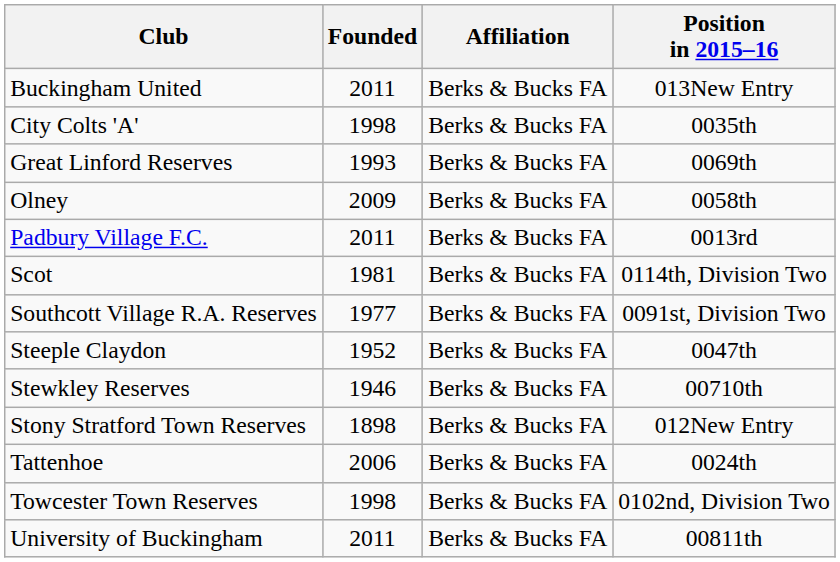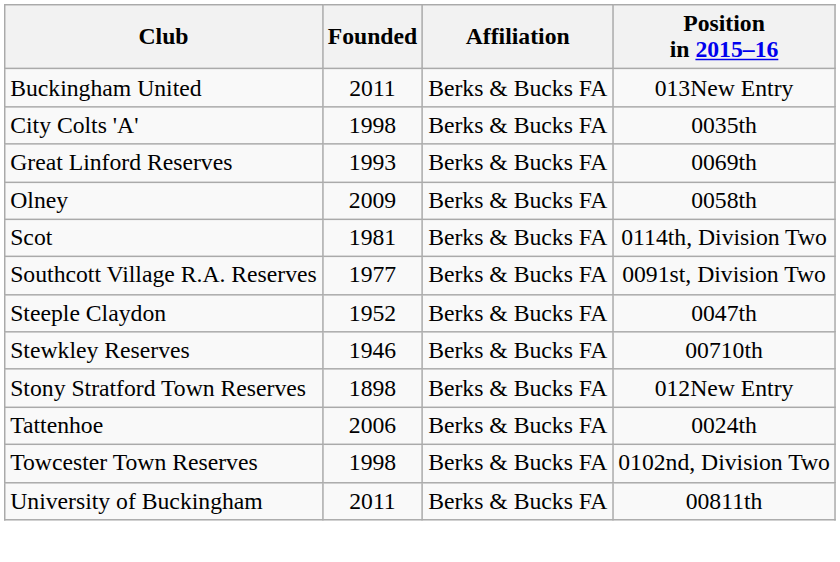- row: (109, 237)
